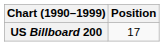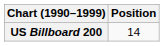(134, 31) 17 -> (134, 31) 14
